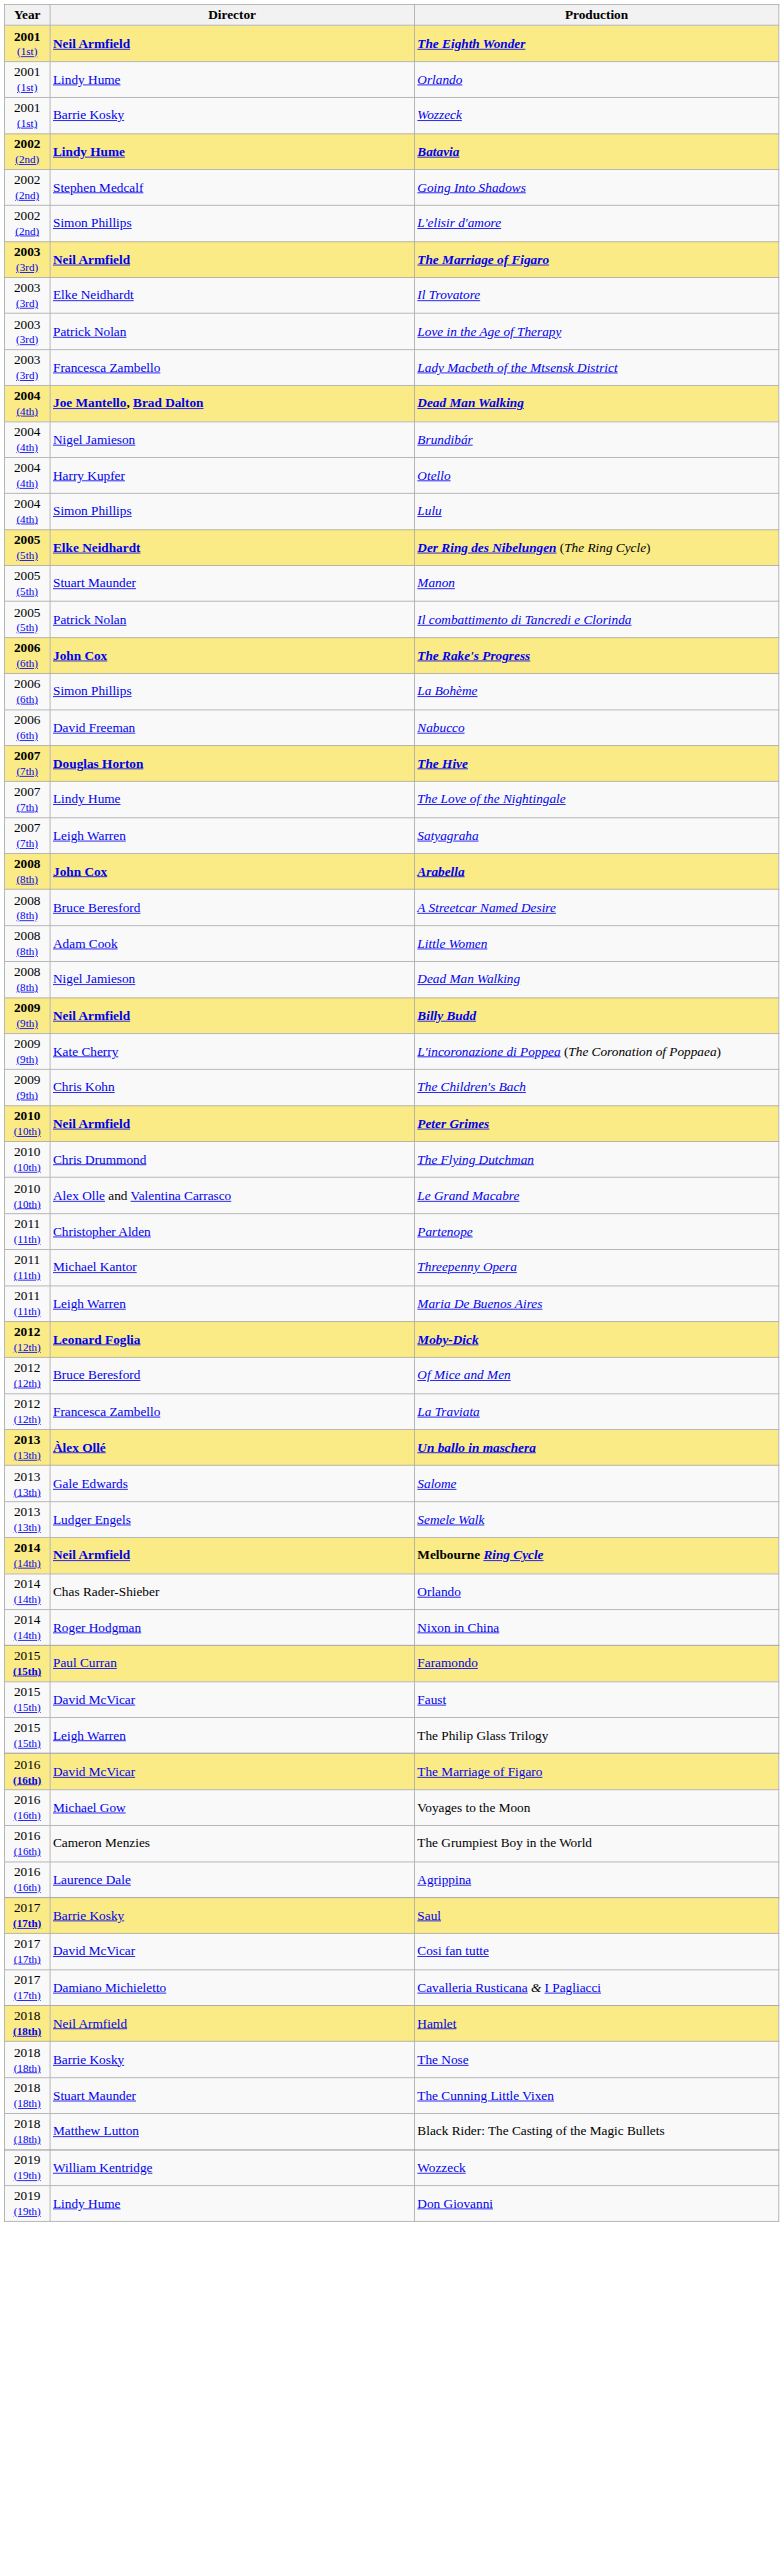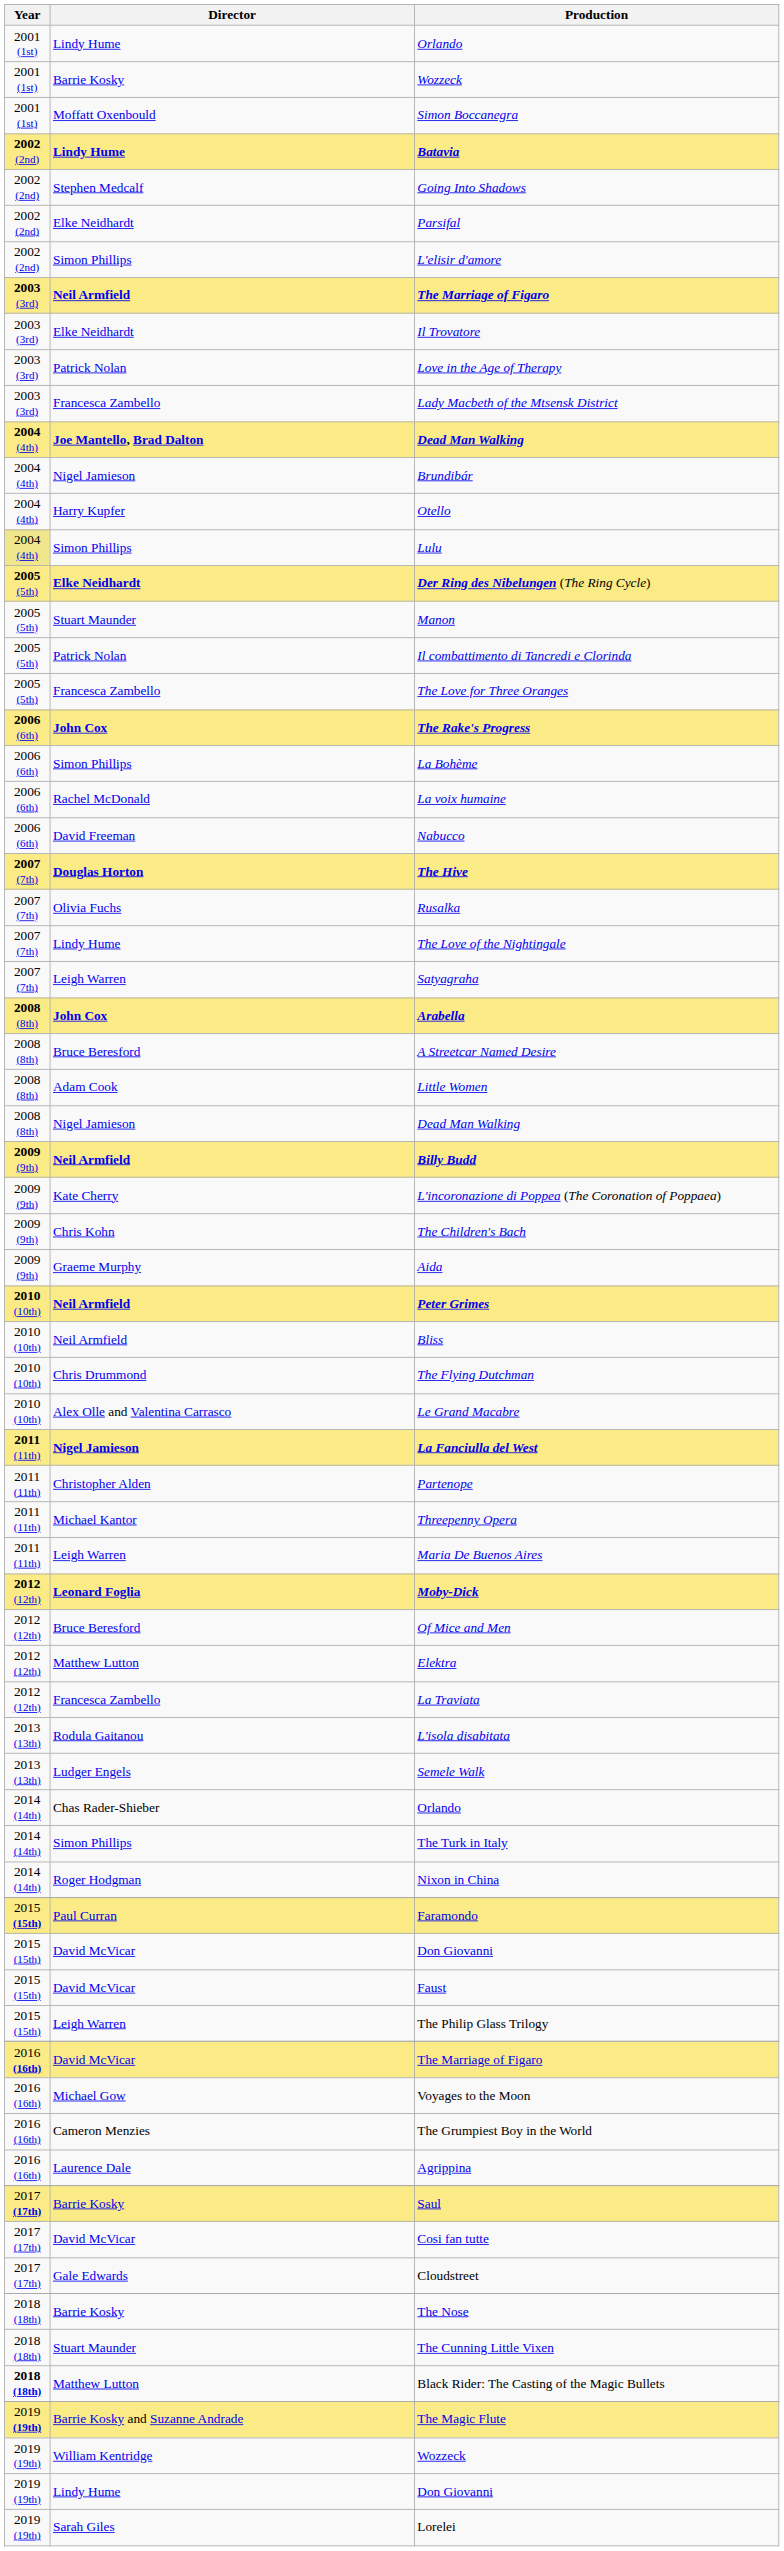- row: (92, 43)
+ row: (104, 115)
+ row: (93, 223)
(27, 511) no background -> (27, 547) khaki background
+ row: (107, 691)
+ row: (102, 799)
+ row: (87, 907)
+ row: (97, 1267)
+ row: (90, 1339)
+ row: (96, 1447)
+ row: (96, 1663)
- row: (79, 1447)
+ row: (98, 1735)
- row: (90, 1483)
- row: (92, 1555)
+ row: (92, 1843)
+ row: (94, 1951)
- row: (110, 1987)
+ row: (90, 2275)
- row: (90, 2023)
(27, 2131) normal -> (27, 2383) bold
+ row: (148, 2419)
+ row: (84, 2527)
